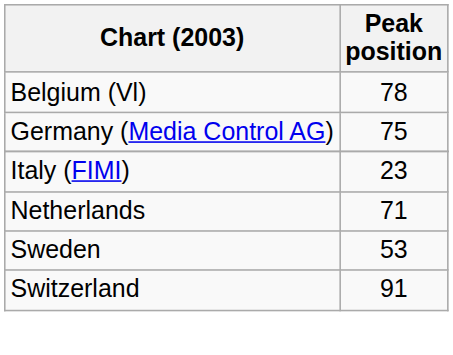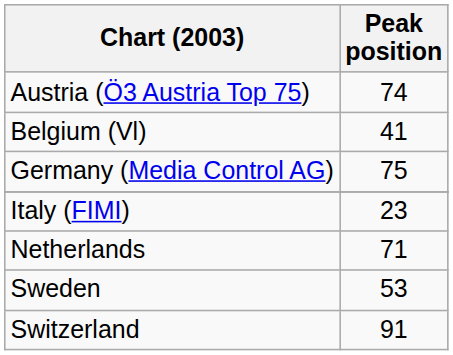+ row: (160, 91)
(394, 91) 78 -> (394, 131) 41
